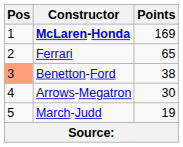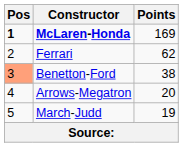(11, 34) normal -> (11, 34) bold
(168, 54) 65 -> (168, 54) 62
(168, 93) 30 -> (168, 93) 20
